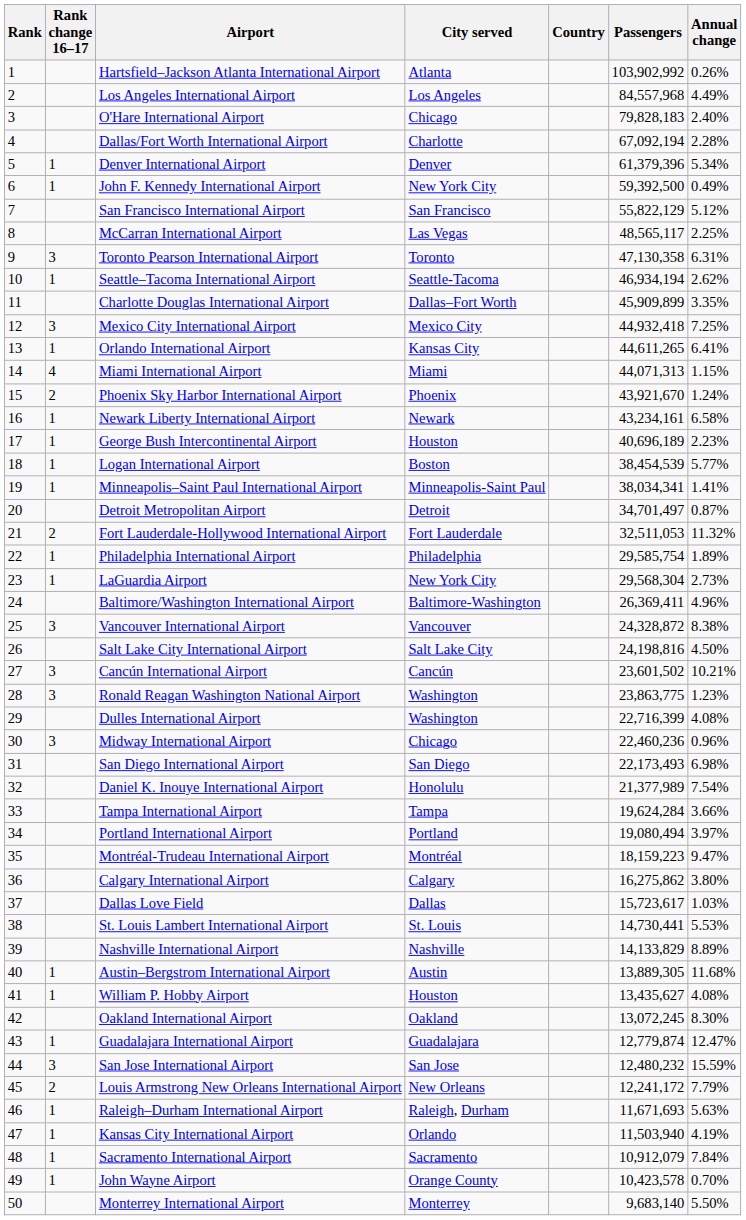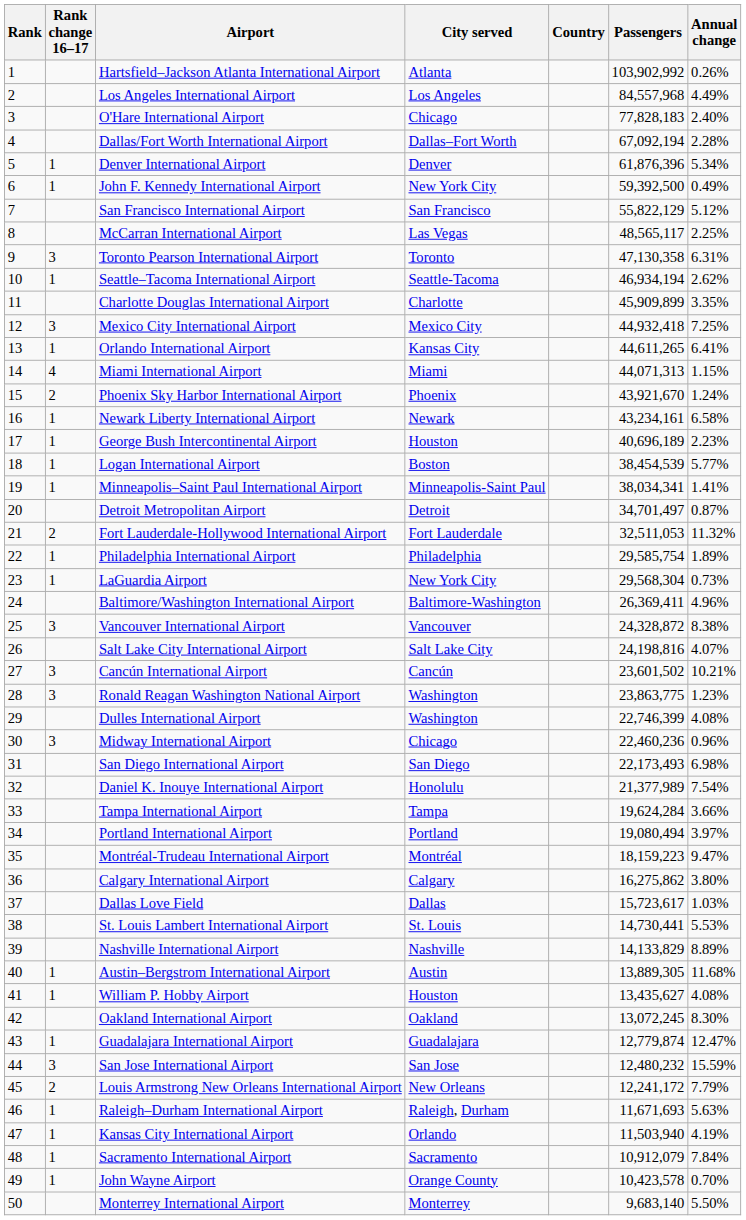(652, 118) 79,828,183 -> (652, 118) 77,828,183
(436, 141) Charlotte -> (463, 141) Dallas–Fort Worth
(652, 164) 61,379,396 -> (652, 164) 61,876,396
(463, 302) Dallas–Fort Worth -> (436, 302) Charlotte
(710, 579) 2.73% -> (710, 579) 0.73%
(710, 649) 4.50% -> (710, 649) 4.07%
(652, 718) 22,716,399 -> (652, 718) 22,746,399
